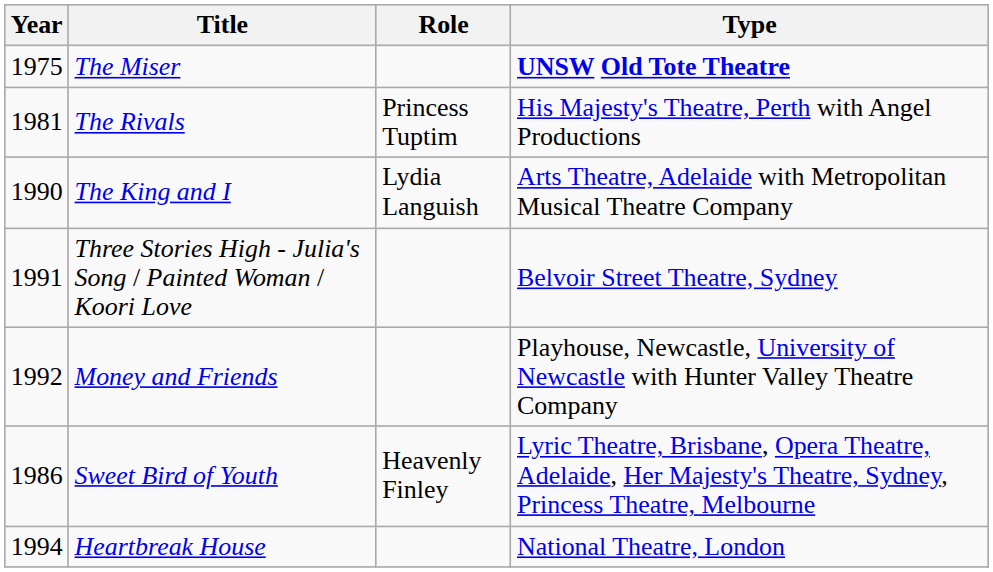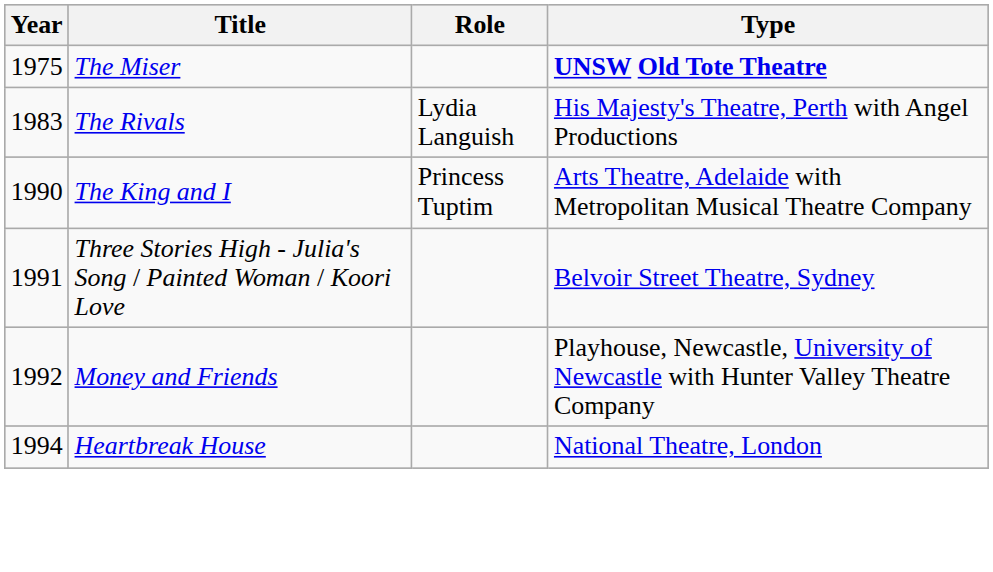(37, 121) 1981 -> (37, 121) 1983
(425, 121) Princess Tuptim -> (466, 121) Lydia Languish
(430, 192) Lydia Languish -> (461, 192) Princess Tuptim
- row: (176, 475)
